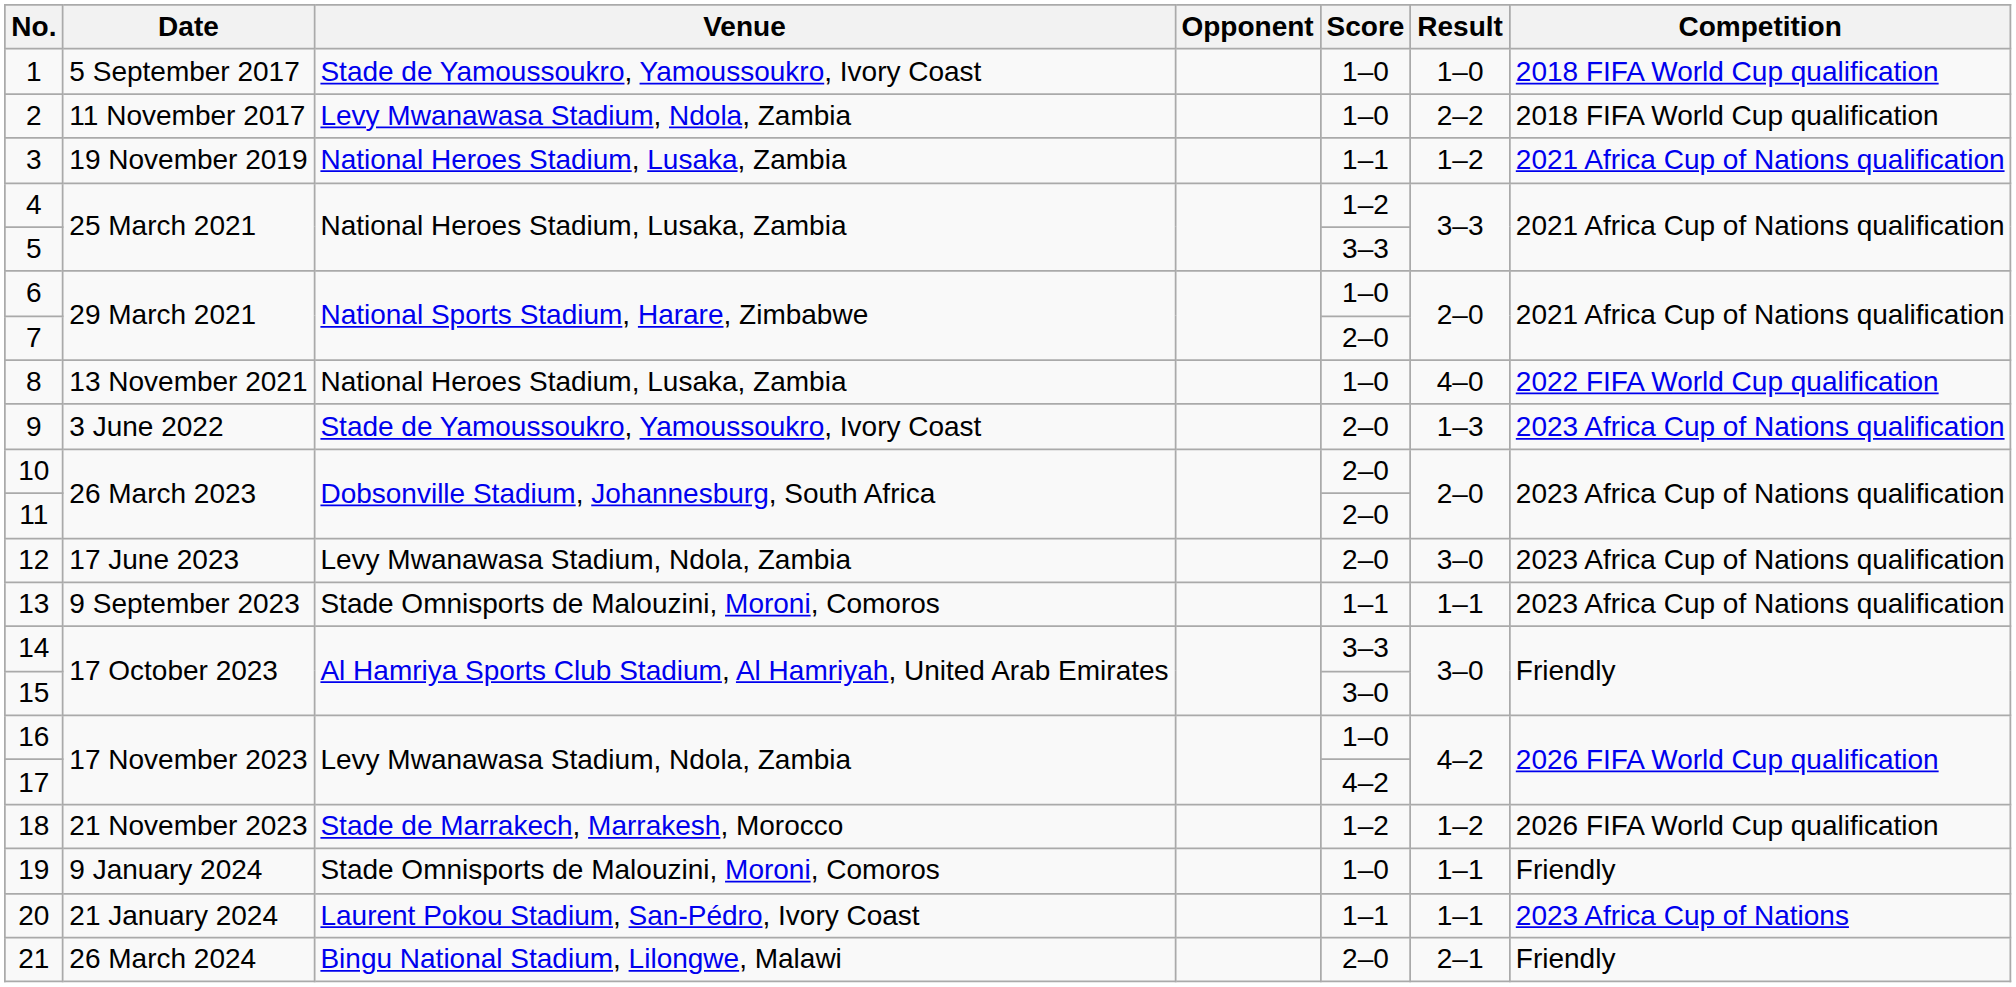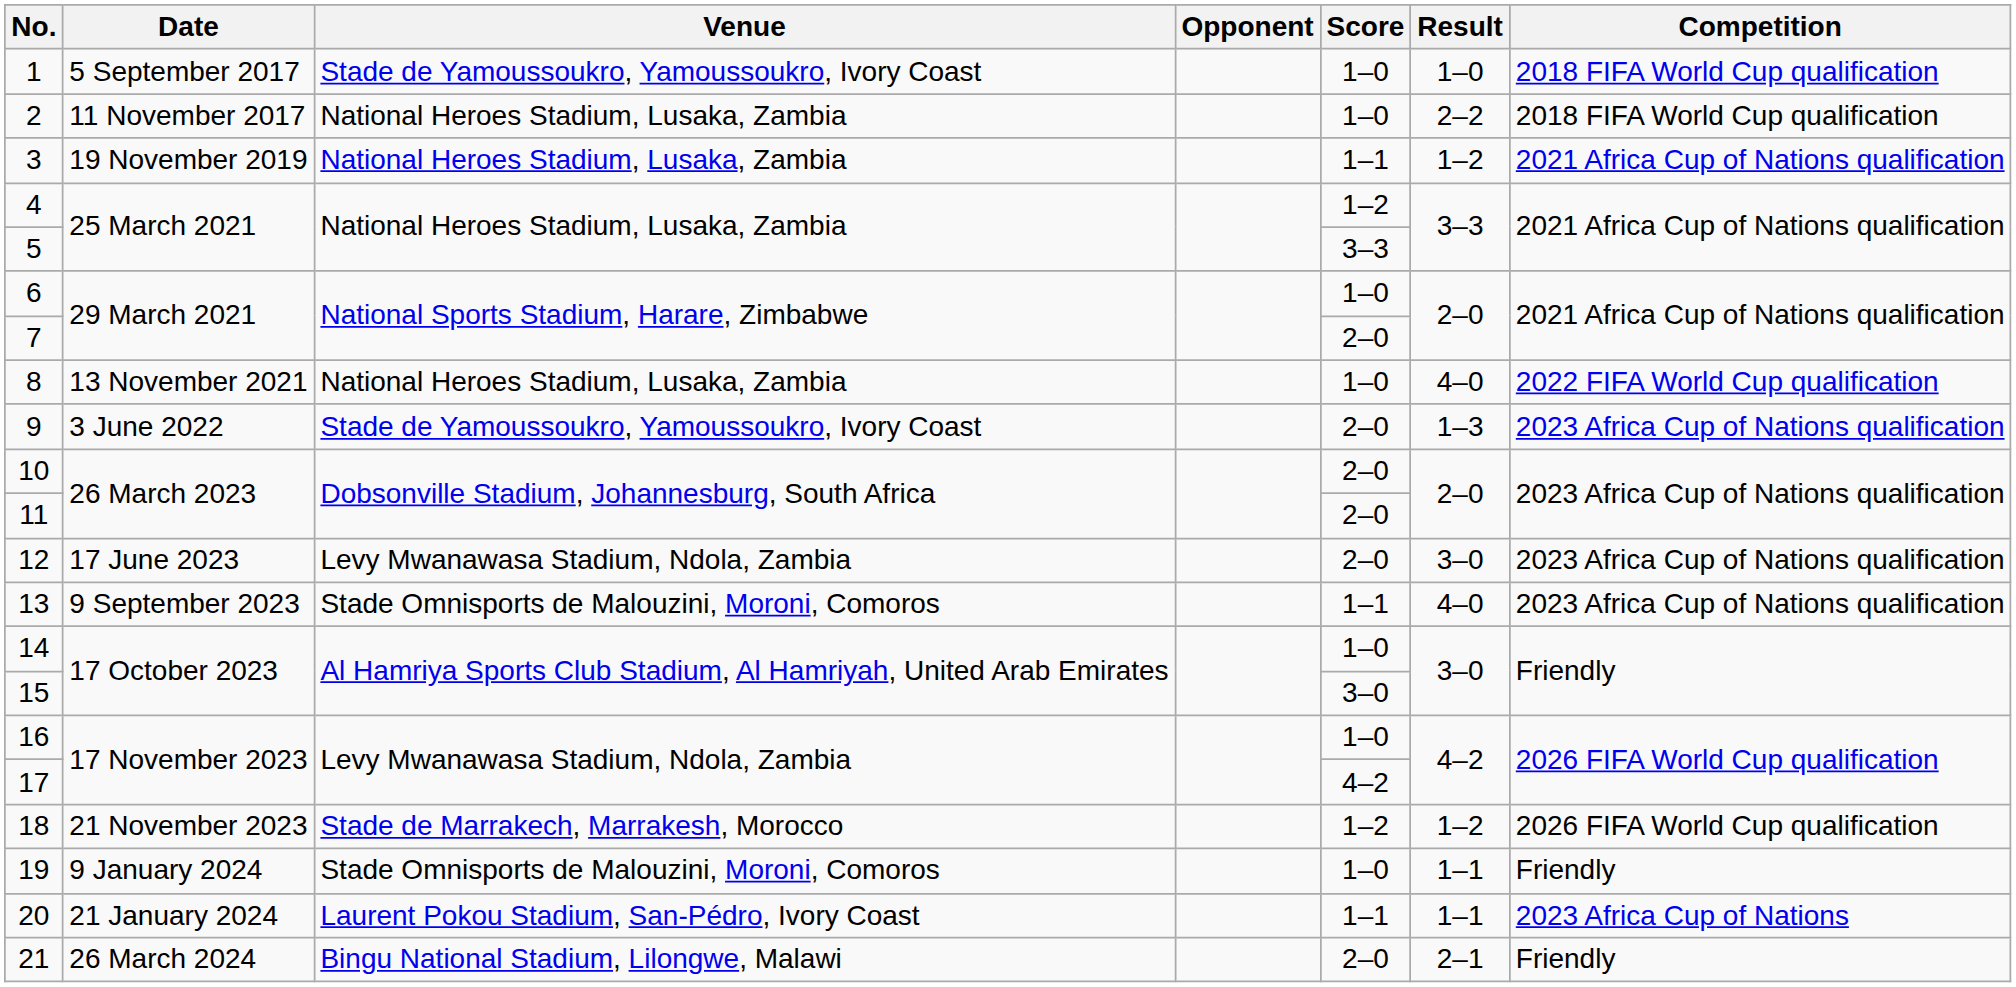(586, 115) Levy Mwanawasa Stadium, Ndola, Zambia -> (583, 115) National Heroes Stadium, Lusaka, Zambia
(1460, 603) 1–1 -> (1460, 603) 4–0
(1365, 648) 3–3 -> (1365, 648) 1–0
